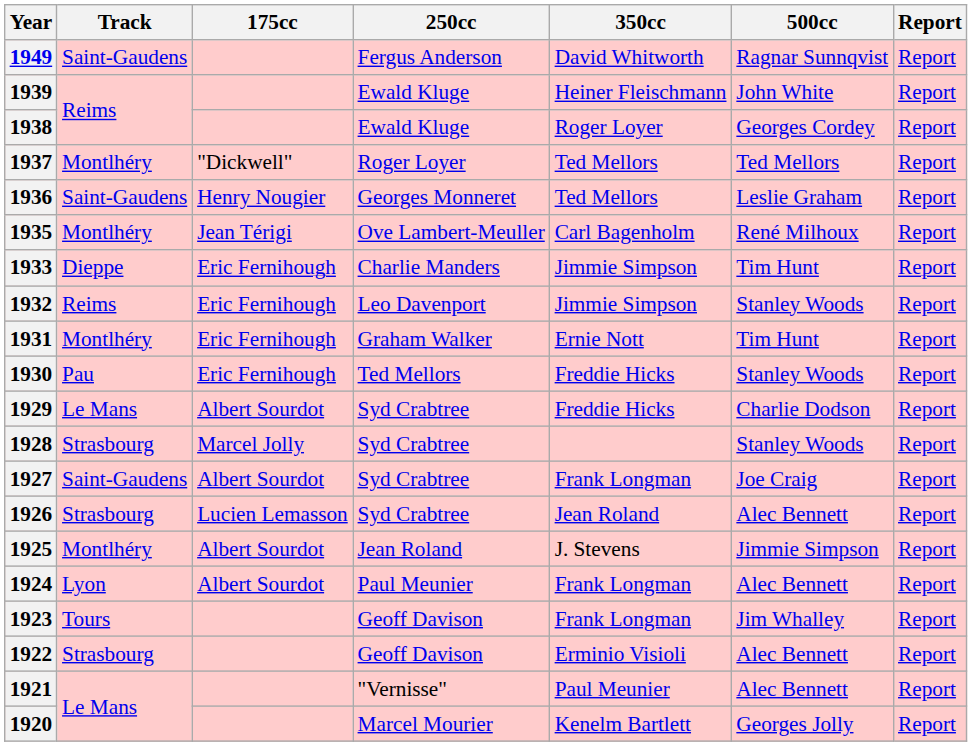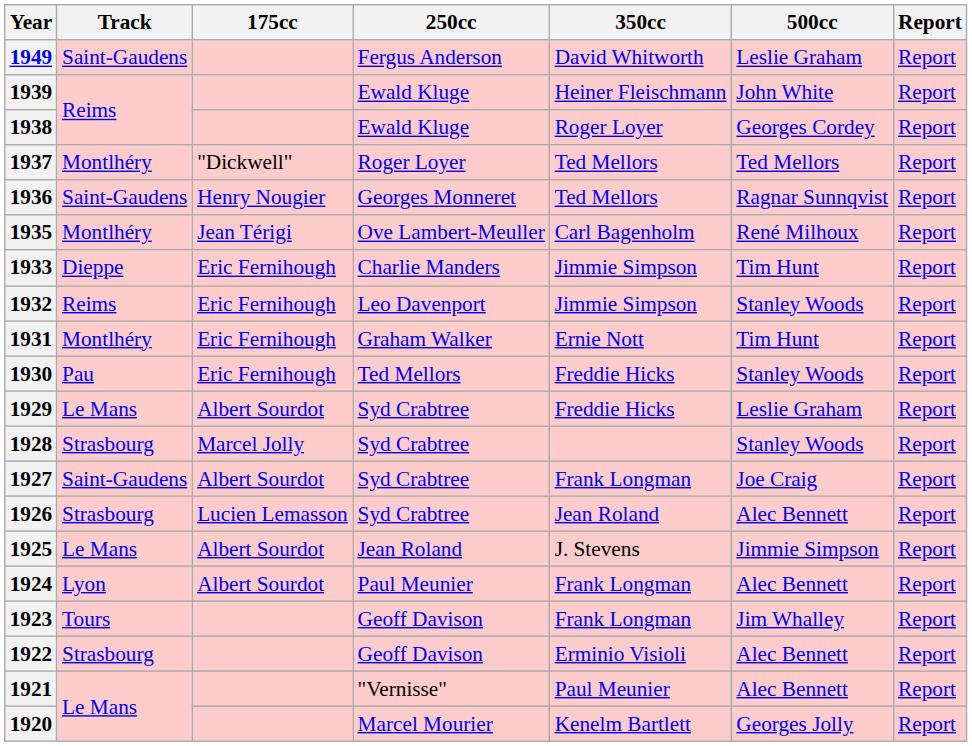(812, 57) Ragnar Sunnqvist -> (799, 57) Leslie Graham
(799, 197) Leslie Graham -> (812, 197) Ragnar Sunnqvist
(803, 408) Charlie Dodson -> (799, 408) Leslie Graham
(107, 548) Montlhéry -> (100, 548) Le Mans
